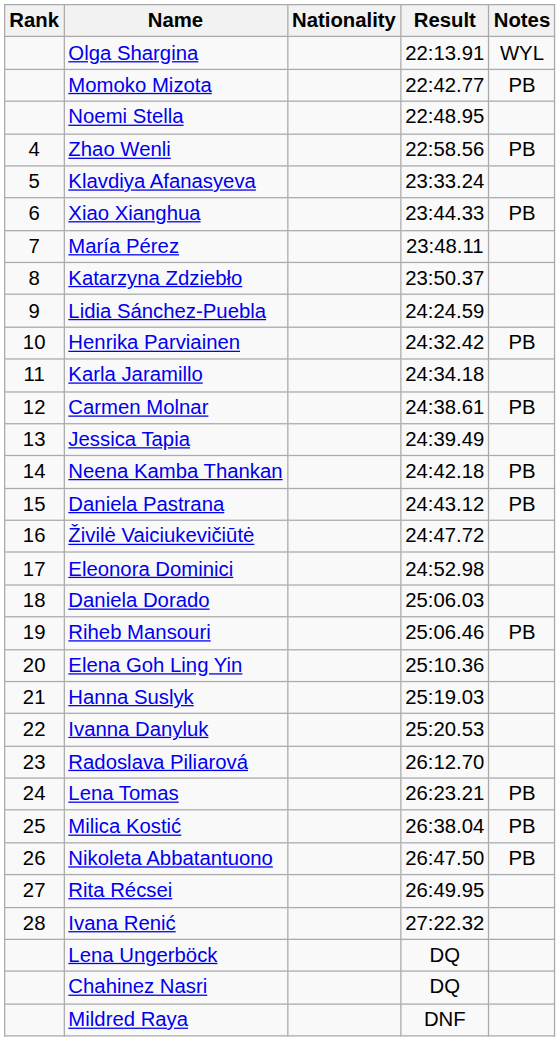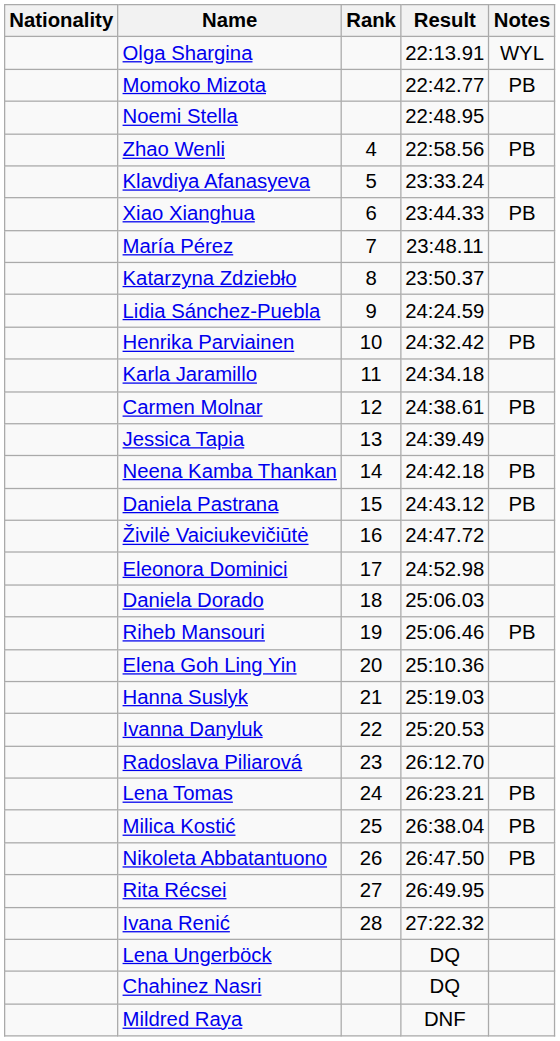columns swapped: (34, 20) <-> (344, 20)
